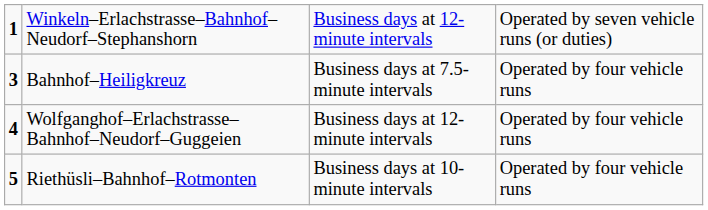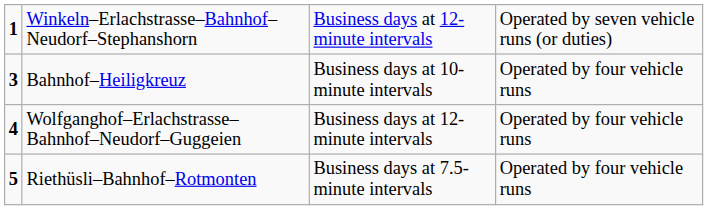(391, 79) Business days at 7.5-minute intervals -> (389, 79) Business days at 10-minute intervals
(389, 179) Business days at 10-minute intervals -> (391, 179) Business days at 7.5-minute intervals
